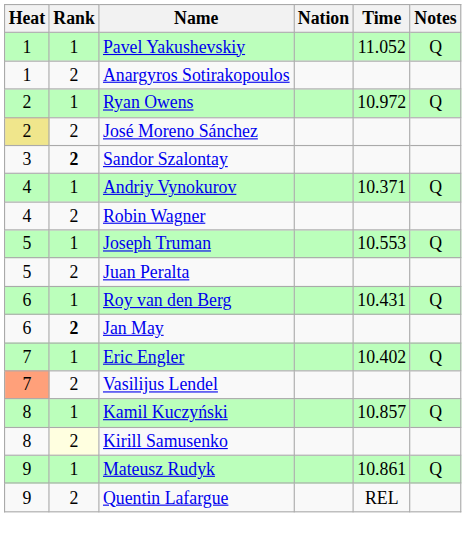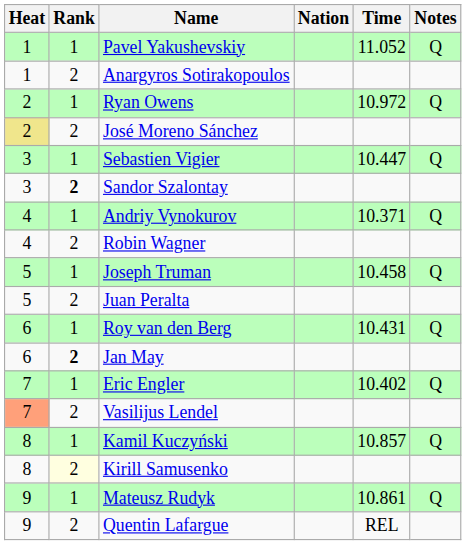+ row: (161, 159)
(382, 243) 10.553 -> (382, 272) 10.458
